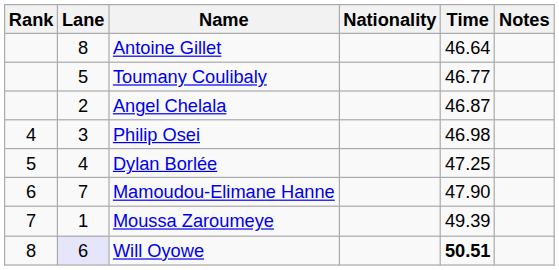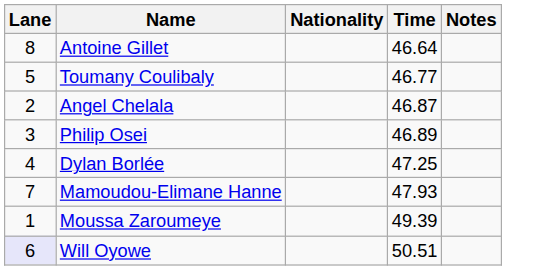- column: (31, 19)
(468, 135) 46.98 -> (415, 135) 46.89
(468, 192) 47.90 -> (415, 192) 47.93
(468, 250) bold -> (415, 250) normal
